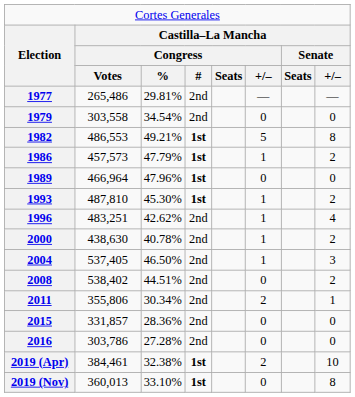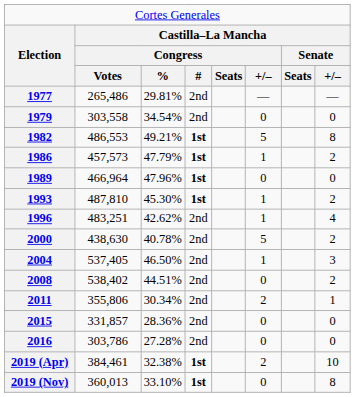(263, 239) 1 -> (263, 239) 5
